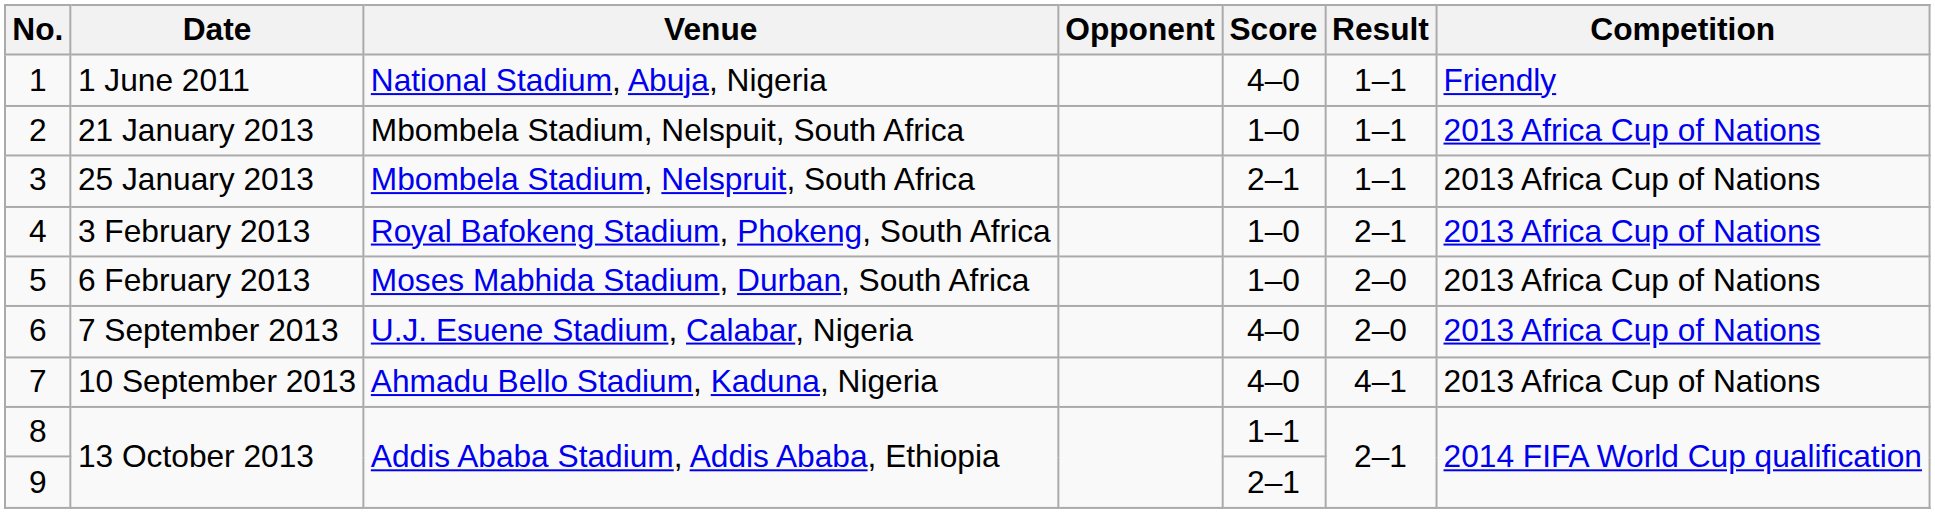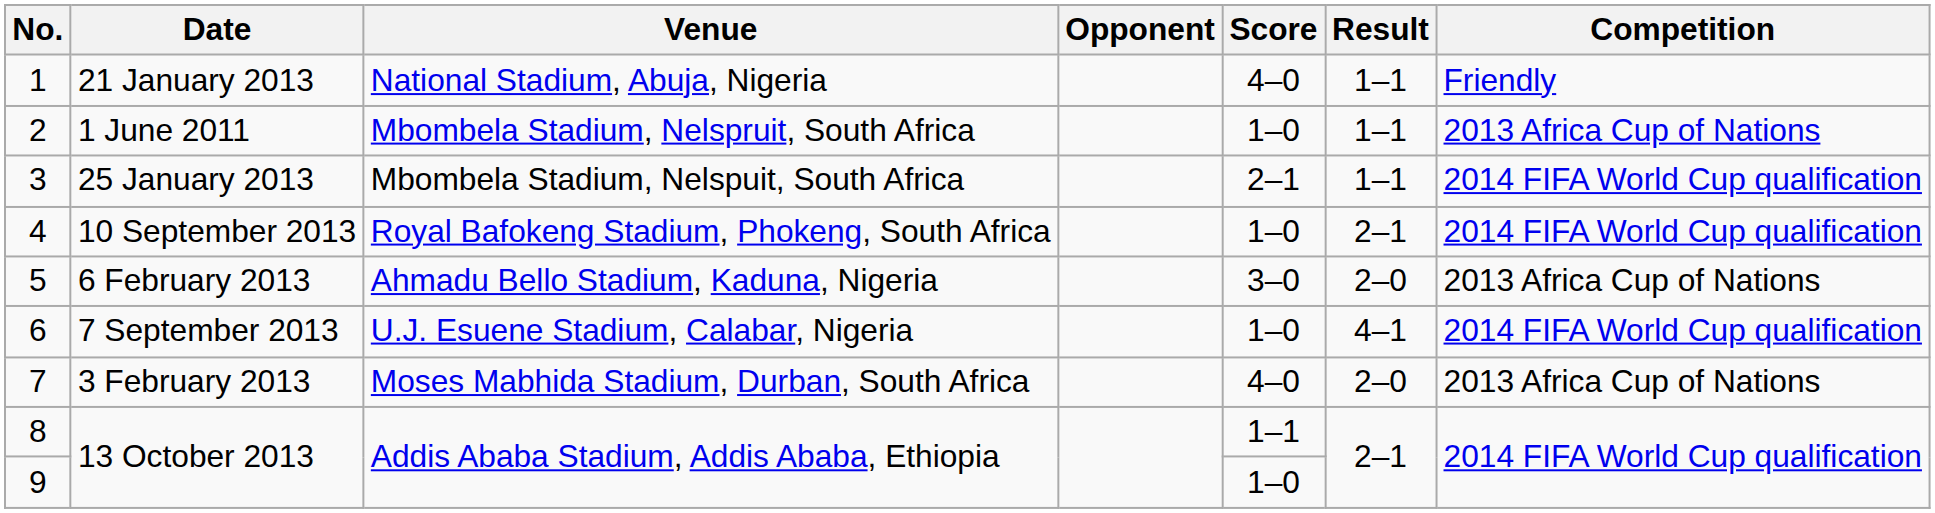(164, 79) 1 June 2011 -> (196, 79) 21 January 2013
(196, 130) 21 January 2013 -> (164, 130) 1 June 2011
(668, 130) Mbombela Stadium, Nelspuit, South Africa -> (673, 130) Mbombela Stadium, Nelspruit, South Africa
(673, 180) Mbombela Stadium, Nelspruit, South Africa -> (668, 180) Mbombela Stadium, Nelspuit, South Africa
(1632, 180) 2013 Africa Cup of Nations -> (1683, 180) 2014 FIFA World Cup qualification
(194, 230) 3 February 2013 -> (217, 230) 10 September 2013
(1632, 230) 2013 Africa Cup of Nations -> (1683, 230) 2014 FIFA World Cup qualification
(700, 280) Moses Mabhida Stadium, Durban, South Africa -> (654, 280) Ahmadu Bello Stadium, Kaduna, Nigeria
(1273, 280) 1–0 -> (1273, 280) 3–0
(1273, 331) 4–0 -> (1273, 331) 1–0
(1380, 331) 2–0 -> (1380, 331) 4–1
(1632, 331) 2013 Africa Cup of Nations -> (1683, 331) 2014 FIFA World Cup qualification
(217, 381) 10 September 2013 -> (194, 381) 3 February 2013
(654, 381) Ahmadu Bello Stadium, Kaduna, Nigeria -> (700, 381) Moses Mabhida Stadium, Durban, South Africa
(1380, 381) 4–1 -> (1380, 381) 2–0
(1273, 481) 2–1 -> (1273, 481) 1–0
